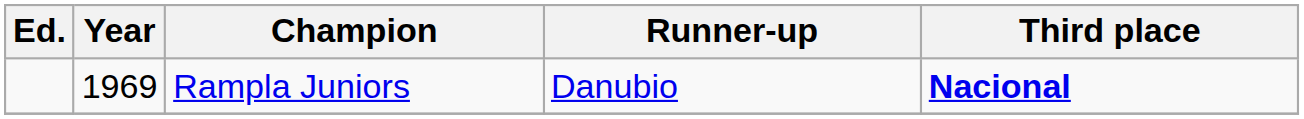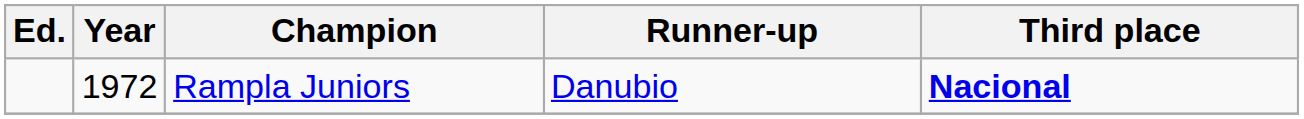(120, 85) 1969 -> (120, 85) 1972
